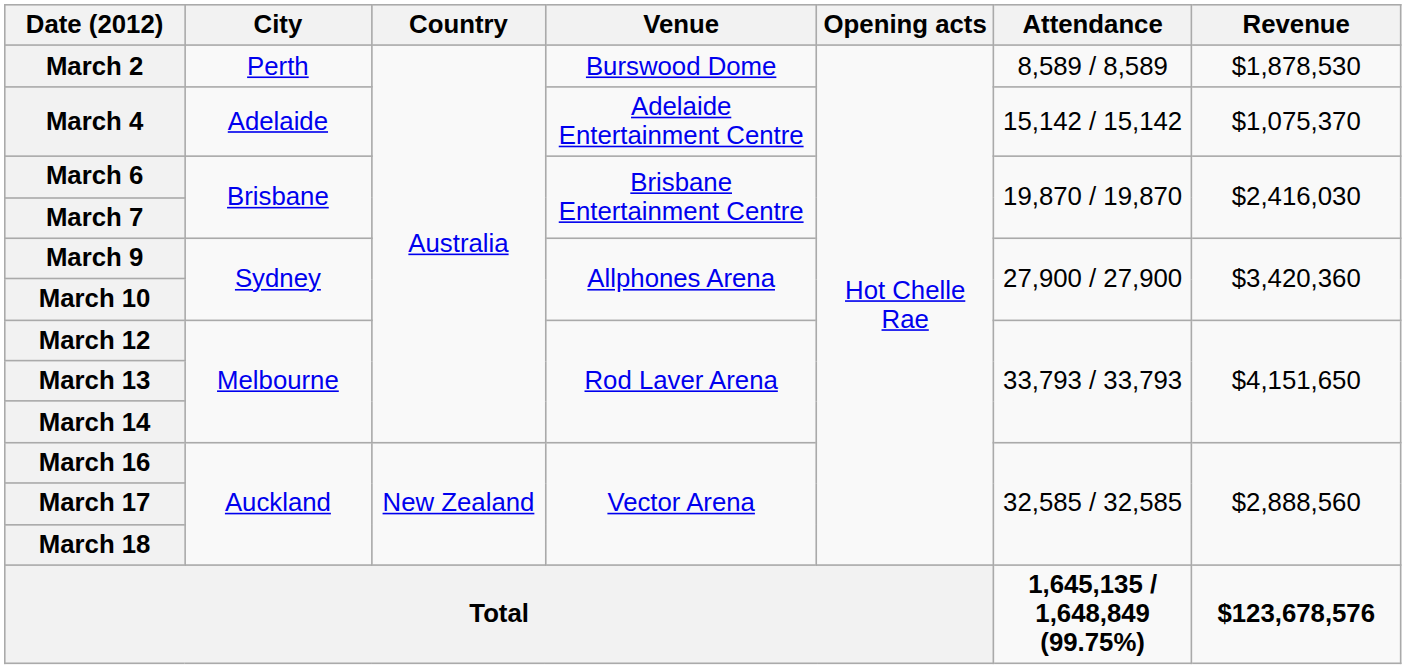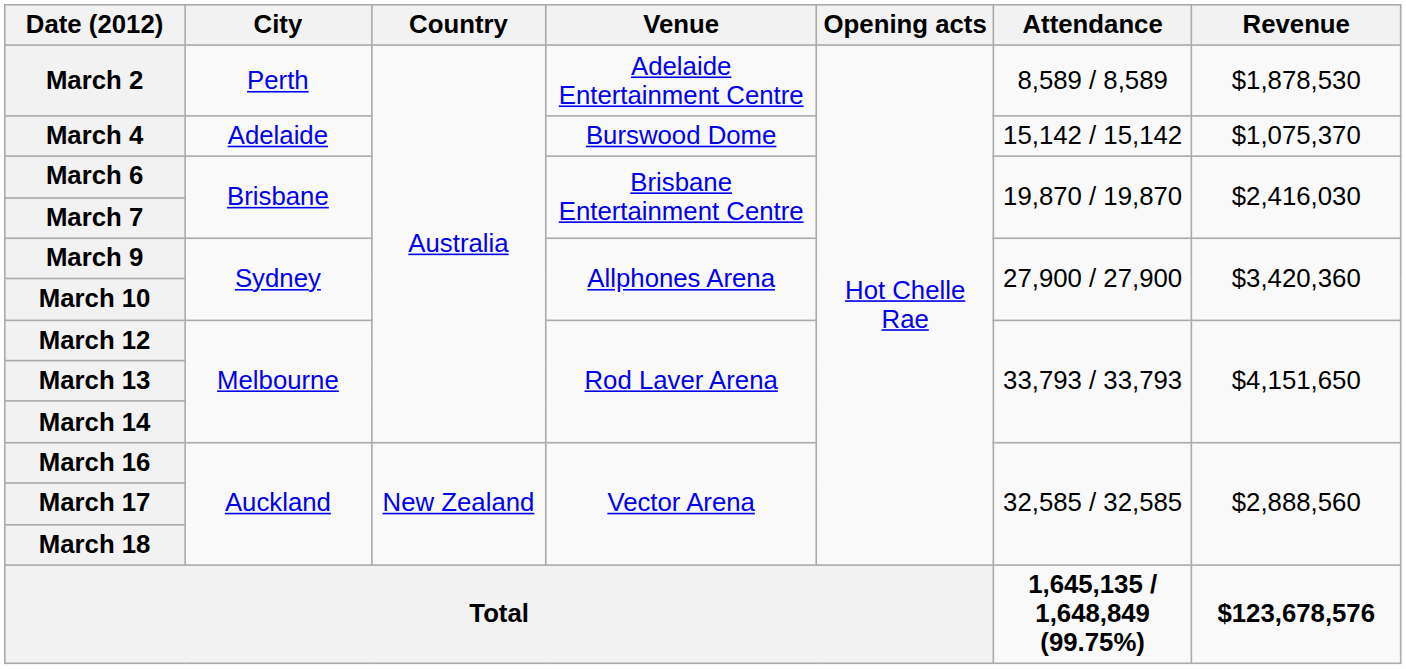(681, 65) Burswood Dome -> (681, 80) Adelaide Entertainment Centre
(681, 121) Adelaide Entertainment Centre -> (681, 135) Burswood Dome
